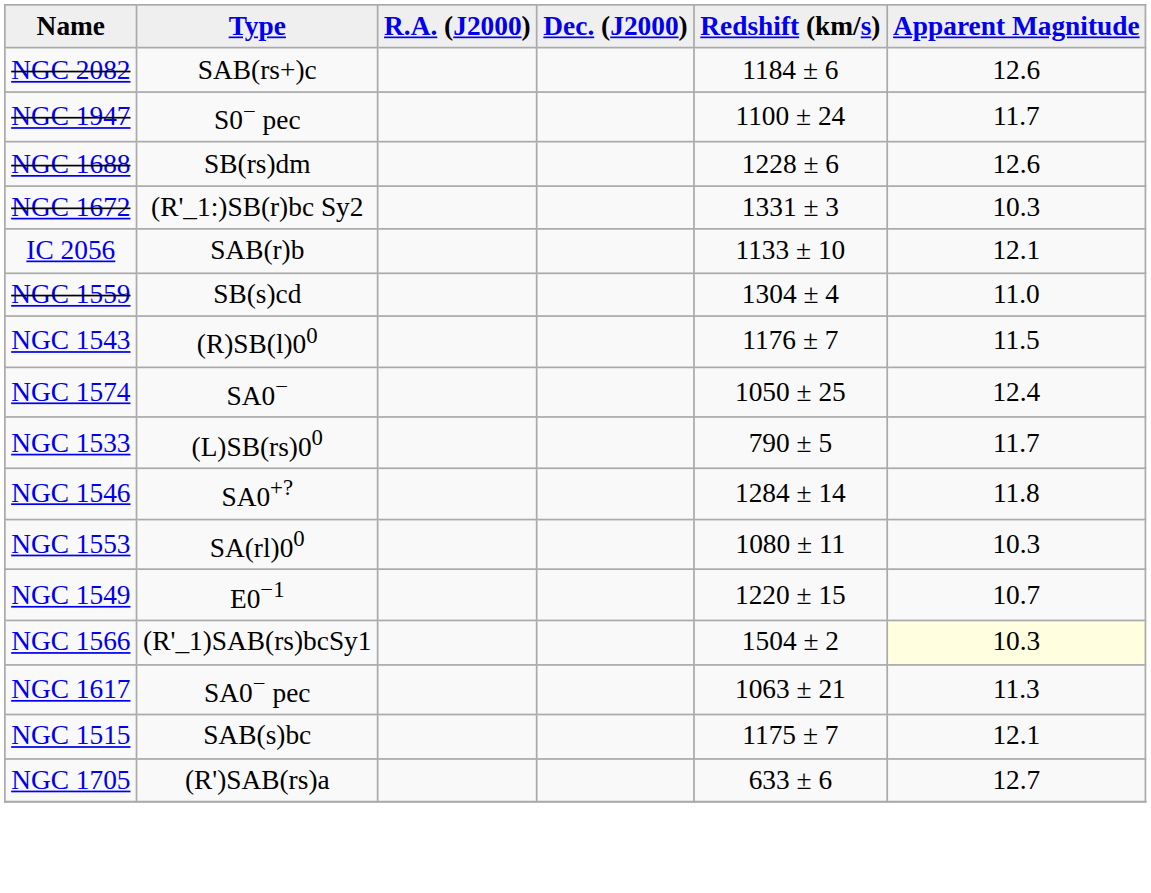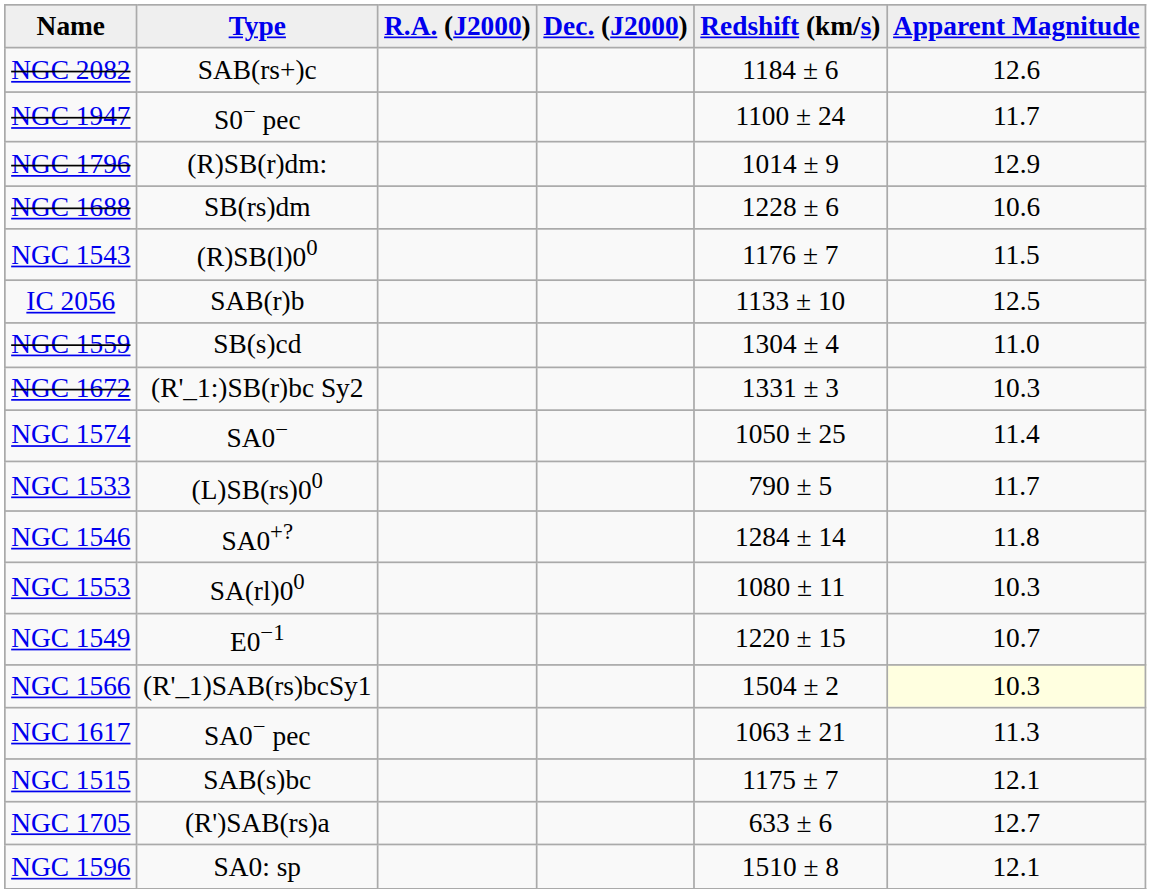+ row: (71, 163)
(1016, 163) 12.6 -> (1016, 207) 10.6
rows swapped: (71, 207) <-> (71, 341)
(1016, 250) 12.1 -> (1016, 301) 12.5
(1016, 391) 12.4 -> (1016, 435) 11.4
+ row: (71, 866)
